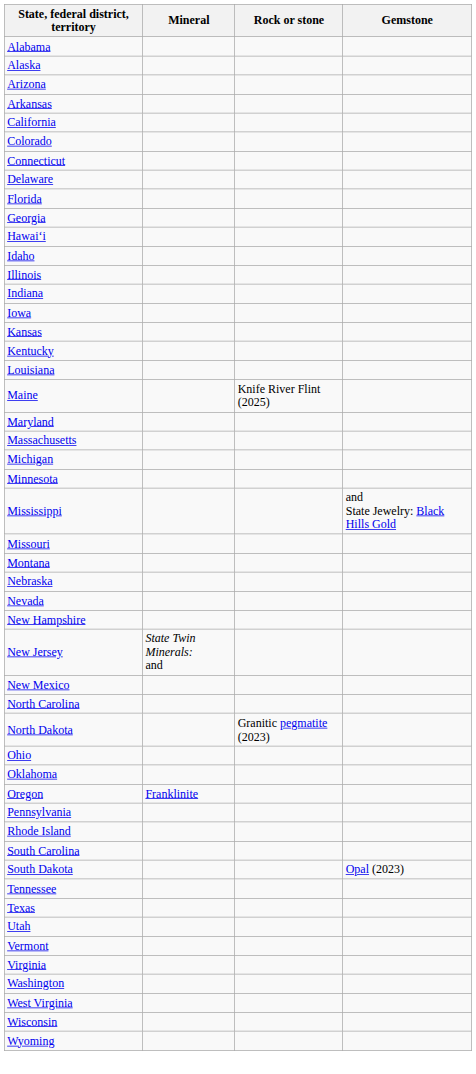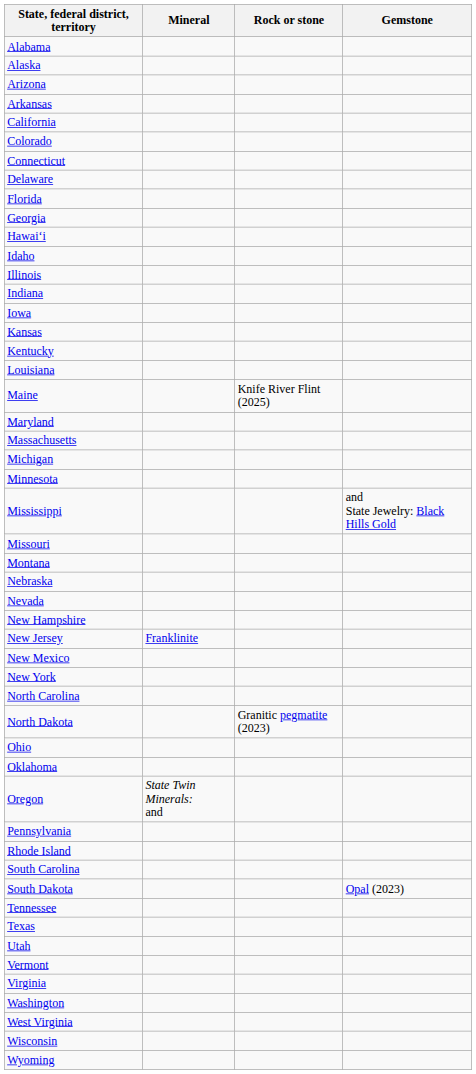(170, 652) State Twin Minerals: and -> (172, 638) Franklinite
+ row: (31, 677)
(172, 793) Franklinite -> (170, 799) State Twin Minerals: and
